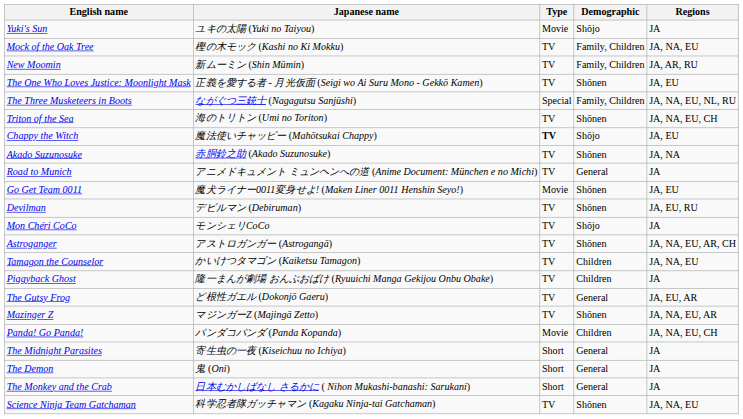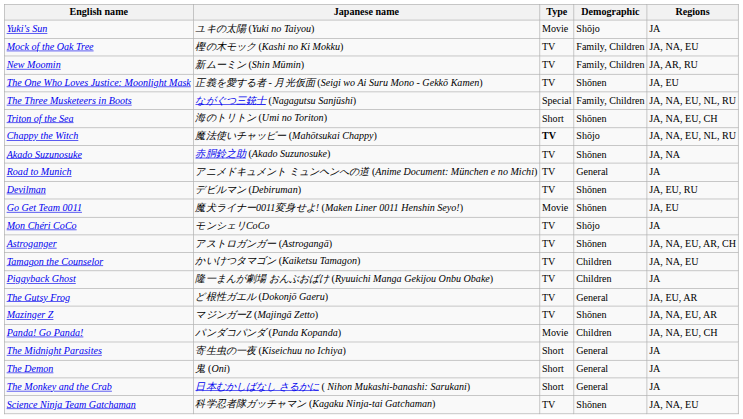(549, 118) TV -> (553, 118) Short
(664, 136) JA, EU -> (693, 136) JA, NA, EU, NL, RU
rows swapped: (26, 208) <-> (44, 190)
